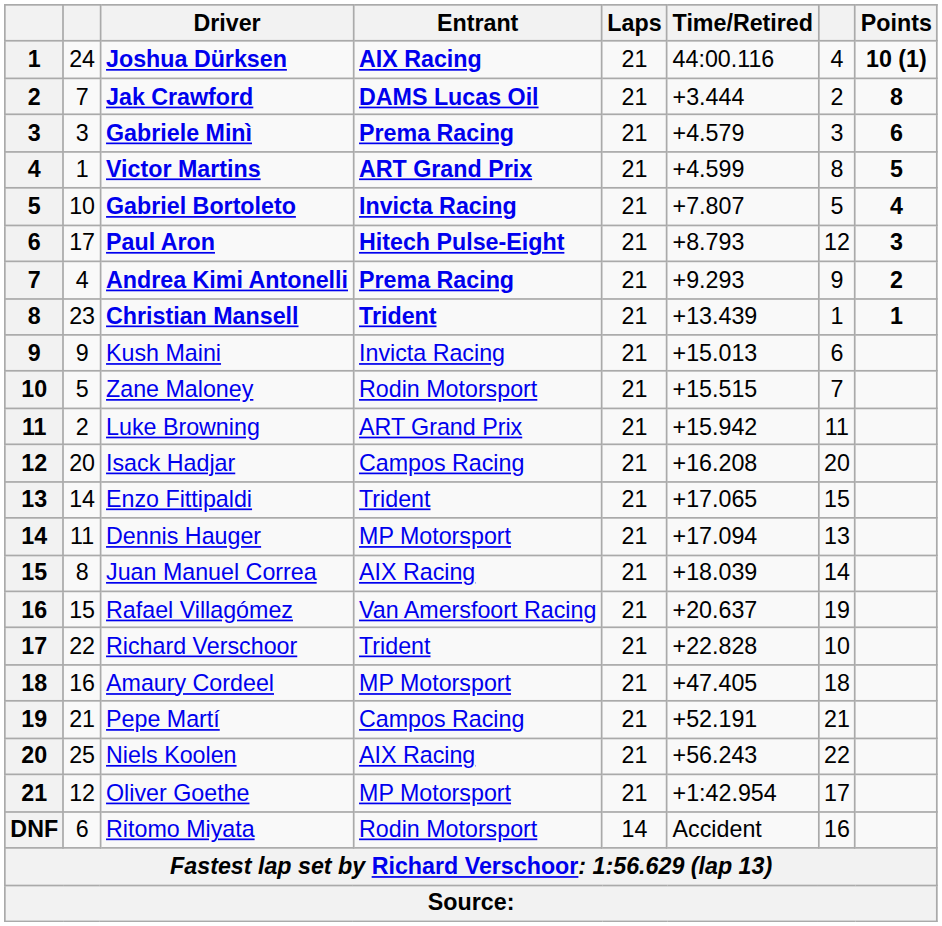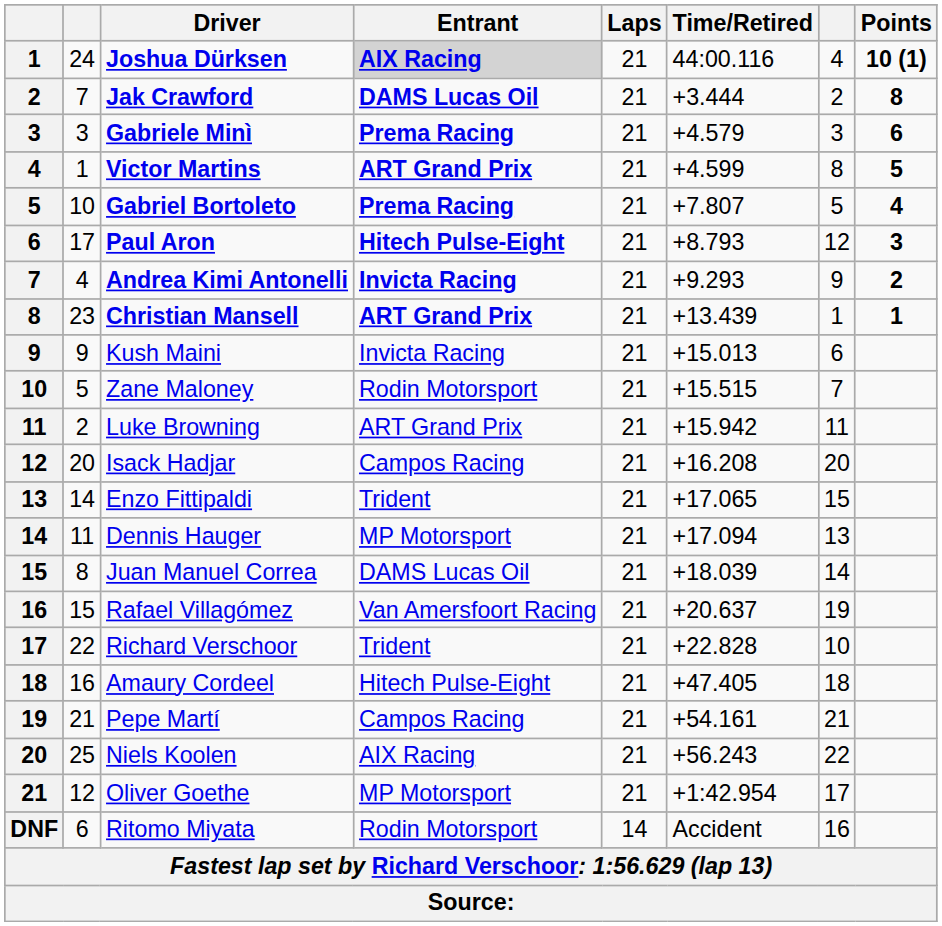(420, 59) no background -> (420, 59) lightgrey background
(438, 206) Invicta Racing -> (437, 206) Prema Racing
(437, 279) Prema Racing -> (438, 279) Invicta Racing
(398, 316) Trident -> (446, 316) ART Grand Prix
(417, 573) AIX Racing -> (444, 573) DAMS Lucas Oil
(435, 683) MP Motorsport -> (455, 683) Hitech Pulse-Eight
(715, 719) +52.191 -> (715, 719) +54.161
